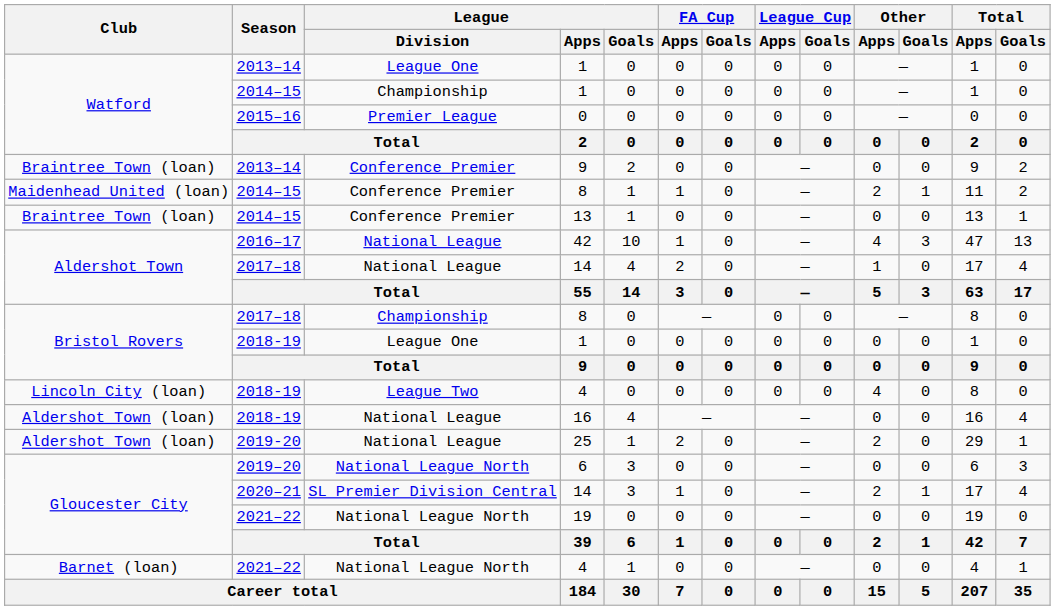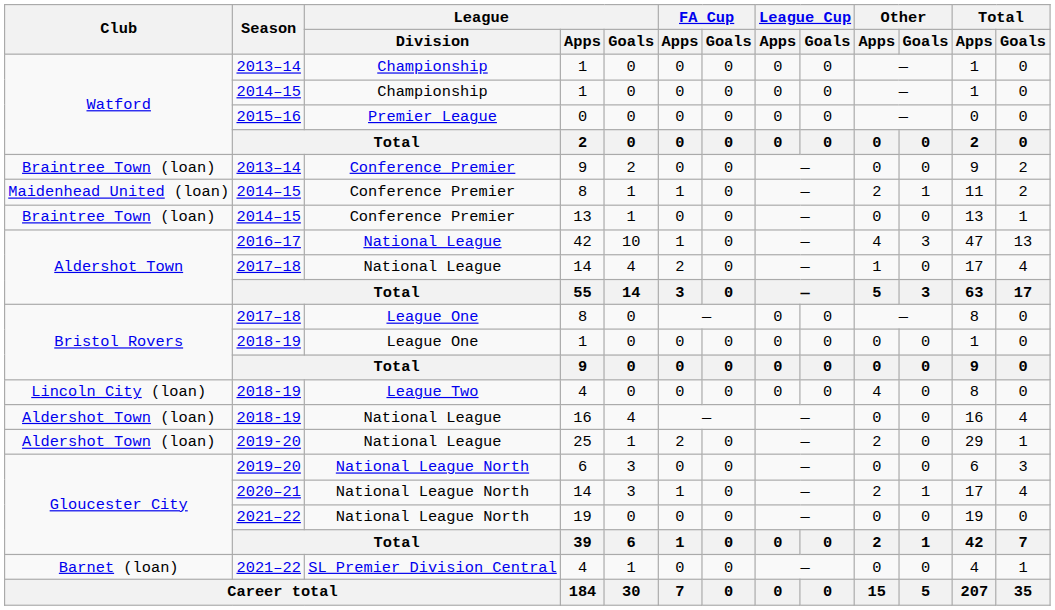(432, 67) League One -> (432, 67) Championship
(432, 317) Championship -> (432, 317) League One
(432, 492) SL Premier Division Central -> (432, 492) National League North
(432, 567) National League North -> (432, 567) SL Premier Division Central
